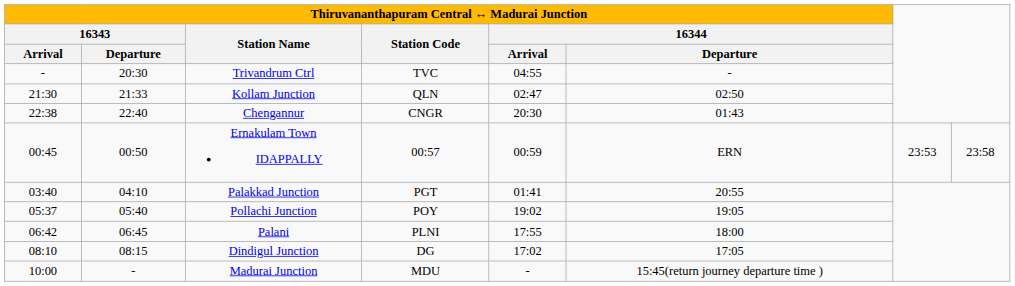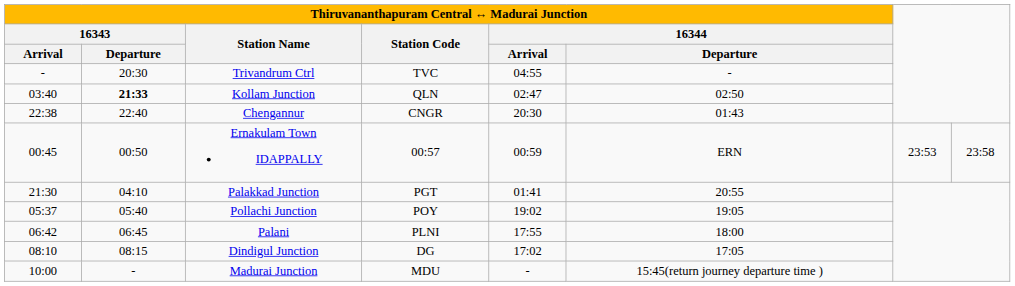(43, 93) 21:30 -> (43, 93) 03:40
(133, 93) normal -> (133, 93) bold
(43, 191) 03:40 -> (43, 191) 21:30
